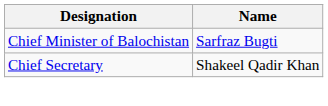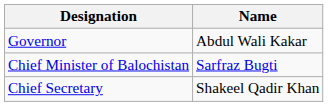+ row: (37, 40)
